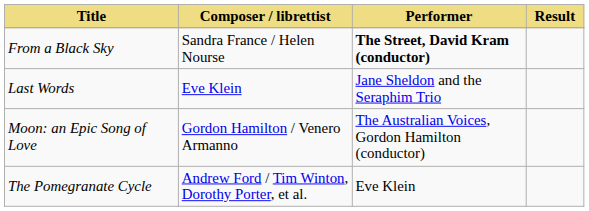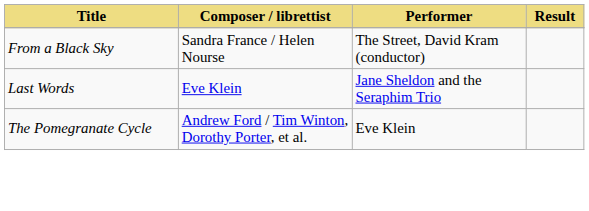(432, 48) bold -> (427, 48) normal
- row: (77, 137)
